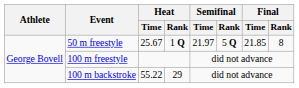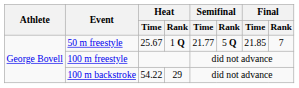(203, 43) 21.97 -> (203, 43) 21.77
(281, 43) 8 -> (281, 43) 7
(151, 75) 55.22 -> (151, 75) 54.22
